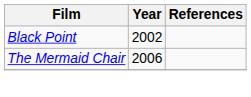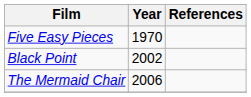+ row: (60, 37)
